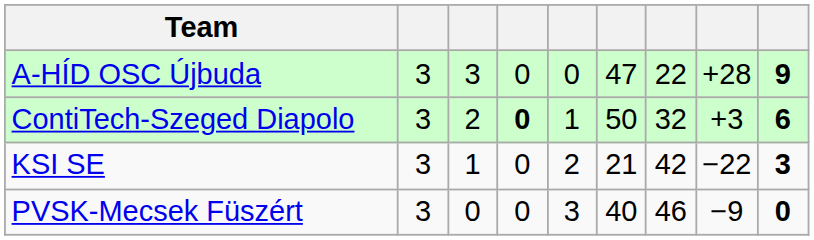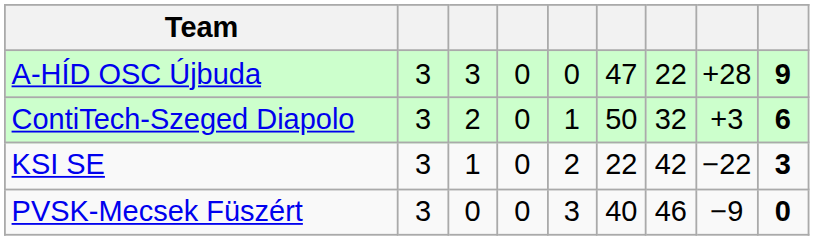(522, 119) bold -> (522, 119) normal
(621, 165) 21 -> (621, 165) 22
